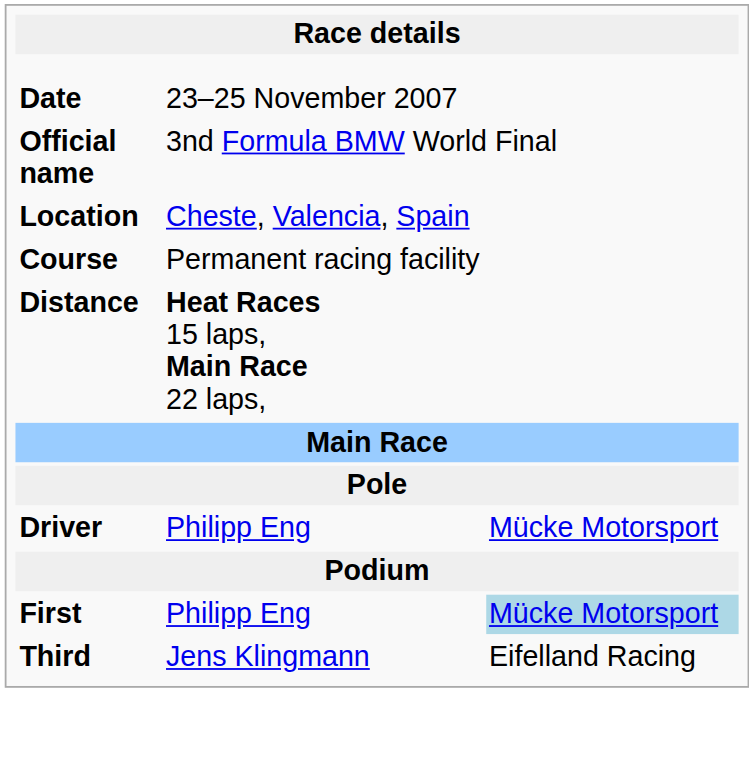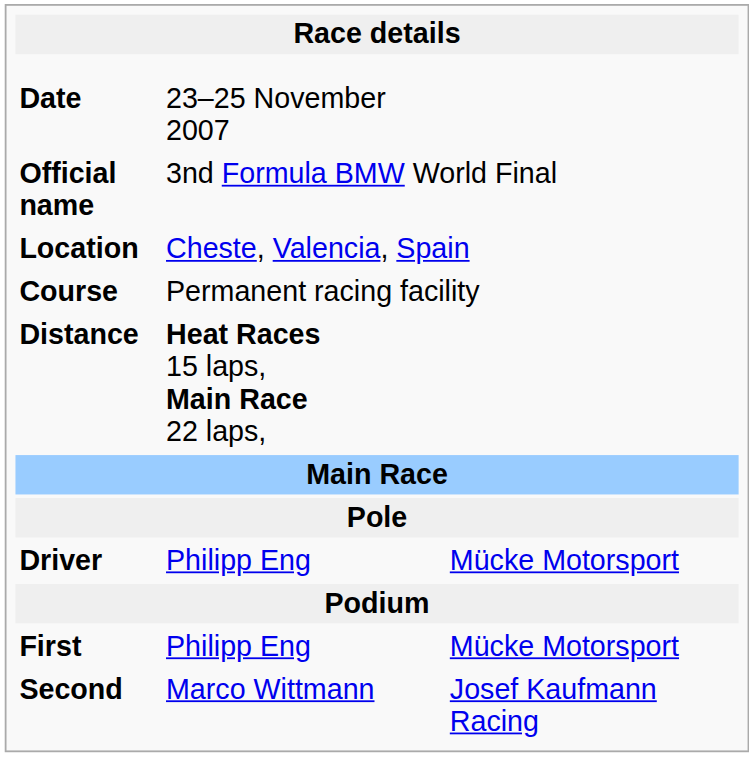(604, 614) lightblue background -> (564, 646) no background
+ row: (71, 689)
- row: (55, 657)
